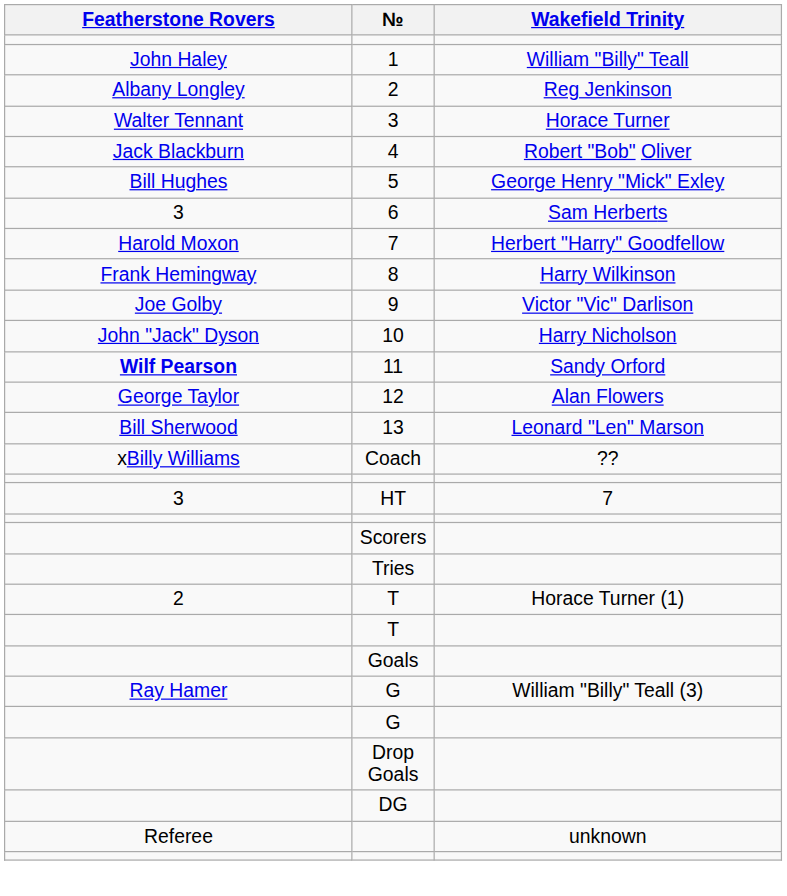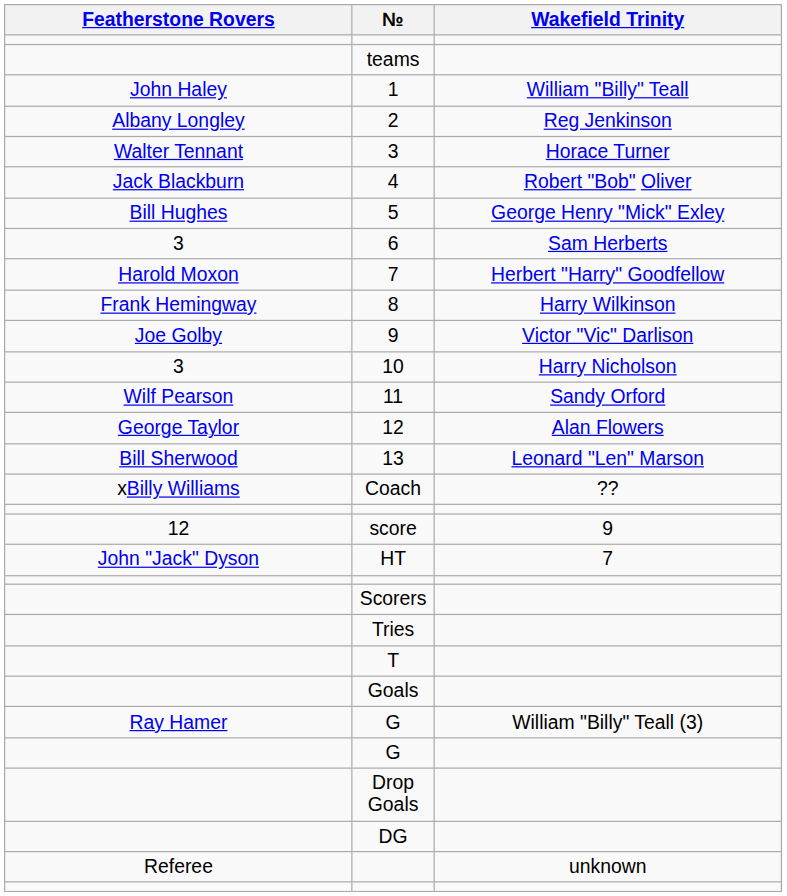+ row: (393, 59)
(178, 335) John "Jack" Dyson -> (178, 366) 3
(178, 366) bold -> (178, 397) normal
+ row: (393, 528)
(178, 498) 3 -> (178, 559) John "Jack" Dyson
- row: (393, 599)
